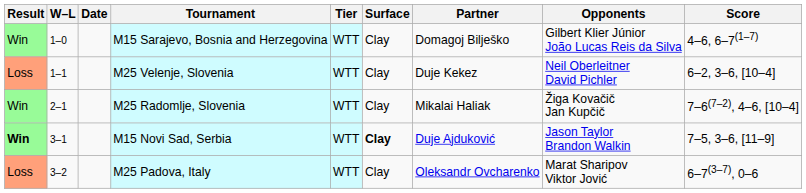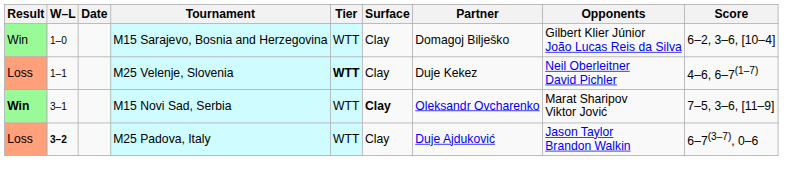(723, 40) 4–6, 6–7(1–7) -> (731, 40) 6–2, 3–6, [10–4]
(346, 73) normal -> (346, 73) bold
(731, 73) 6–2, 3–6, [10–4] -> (723, 73) 4–6, 6–7(1–7)
- row: (179, 106)
(455, 139) Duje Ajduković -> (477, 106) Oleksandr Ovcharenko
(588, 139) Jason Taylor Brandon Walkin -> (586, 106) Marat Sharipov Viktor Jović
(58, 172) normal -> (58, 139) bold
(477, 172) Oleksandr Ovcharenko -> (455, 139) Duje Ajduković
(586, 172) Marat Sharipov Viktor Jović -> (588, 139) Jason Taylor Brandon Walkin
